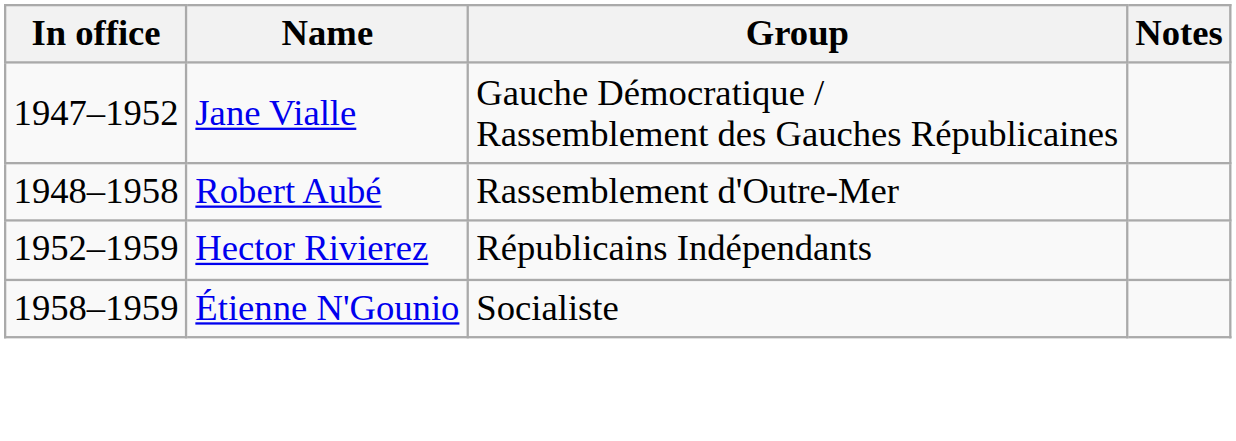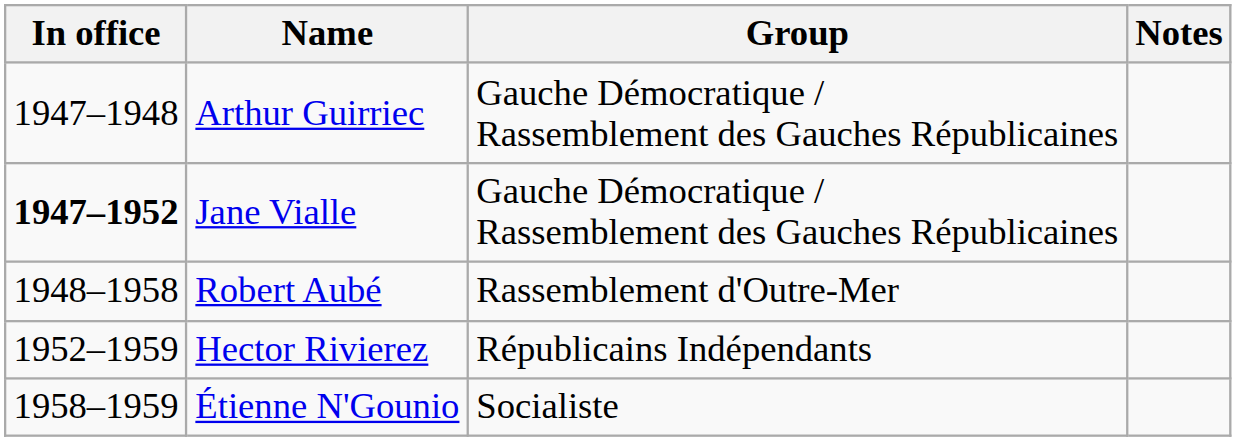+ row: (310, 112)
(96, 112) normal -> (96, 211) bold
